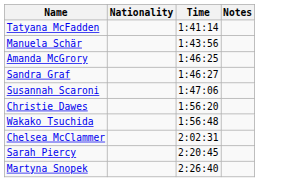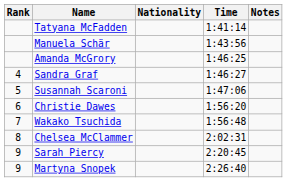+ column: (18, 12)
